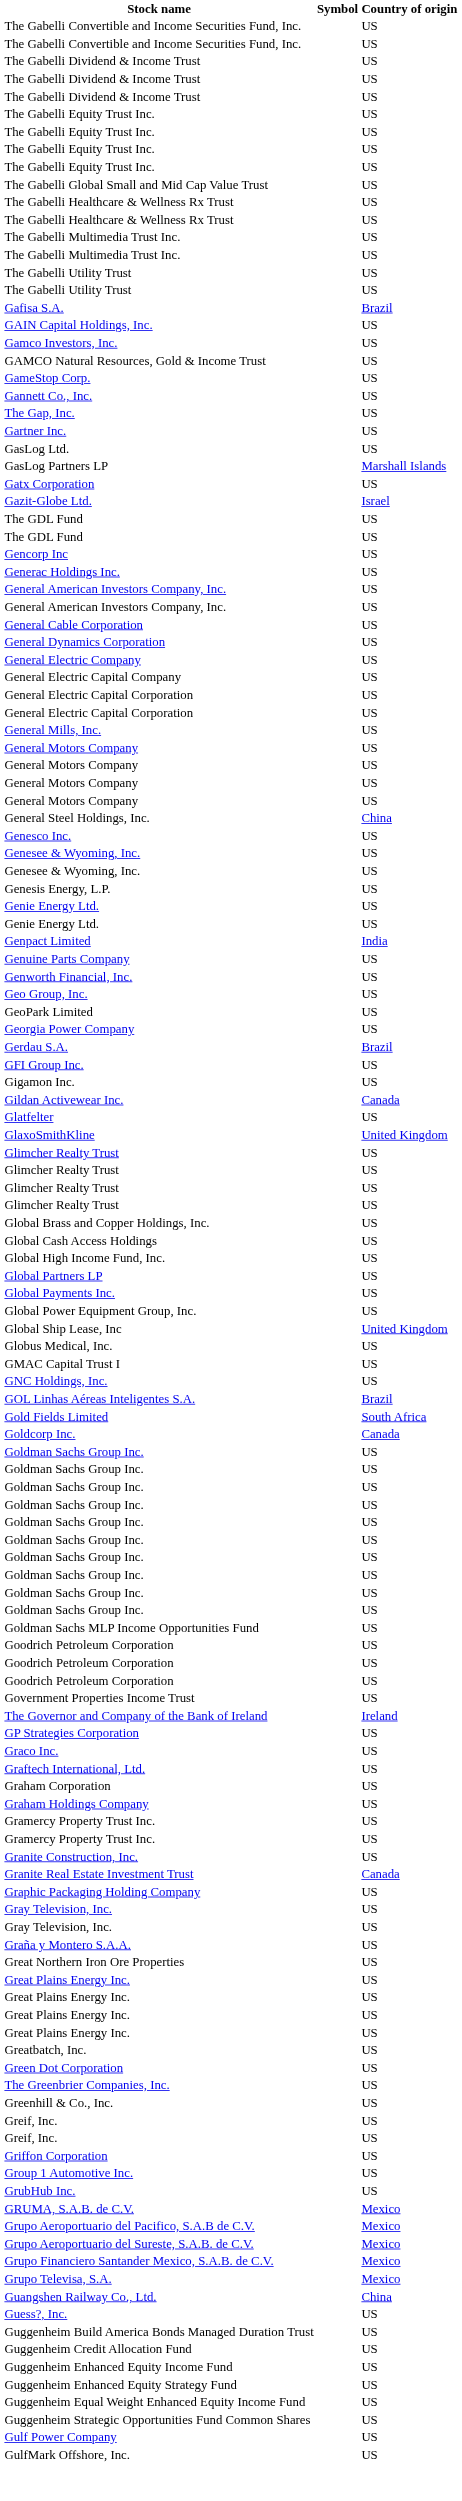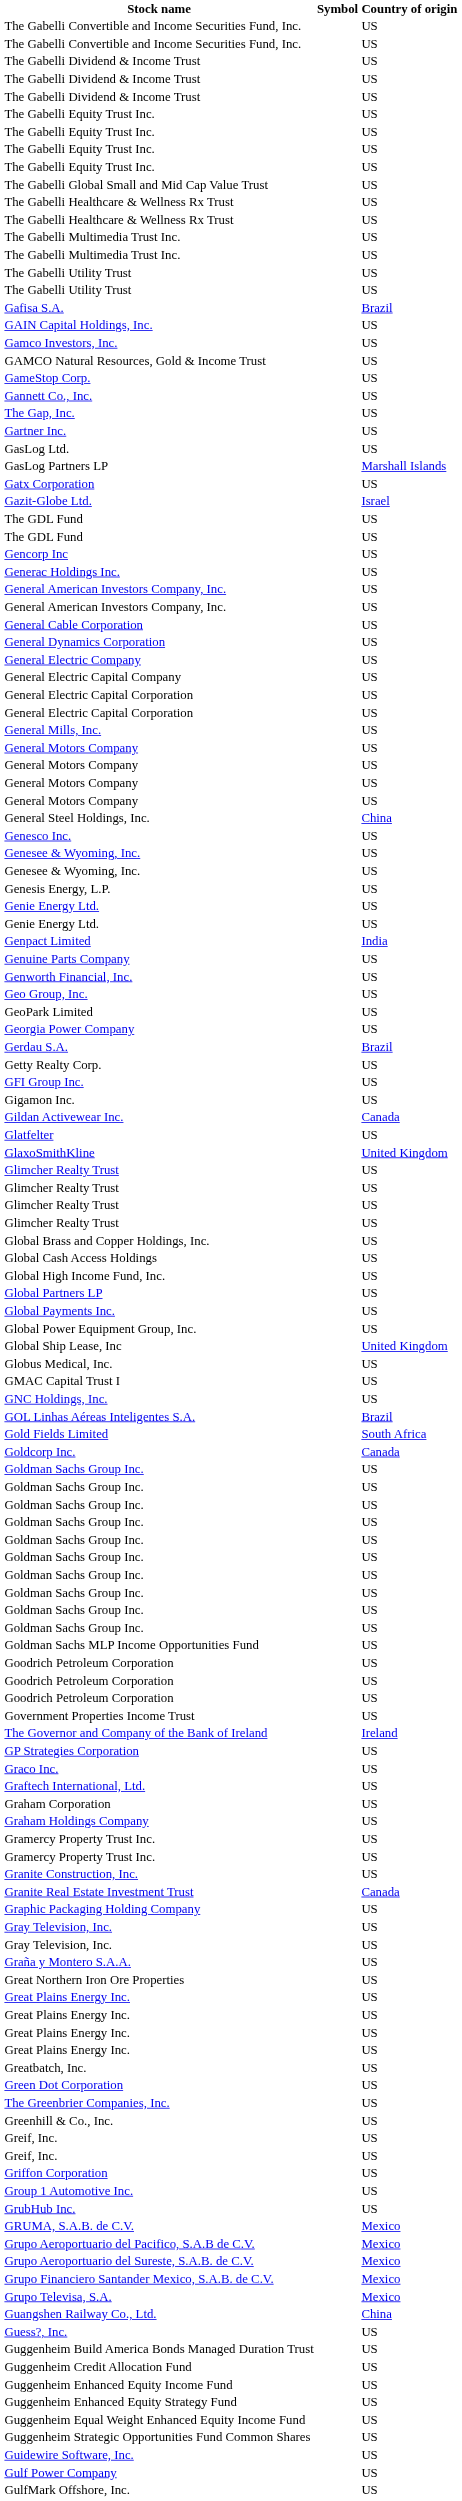+ row: (53, 1064)
+ row: (69, 2455)
